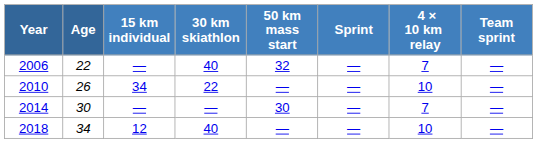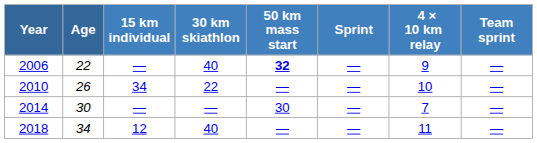(282, 66) normal -> (282, 66) bold
(425, 66) 7 -> (425, 66) 9
(425, 128) 10 -> (425, 128) 11
